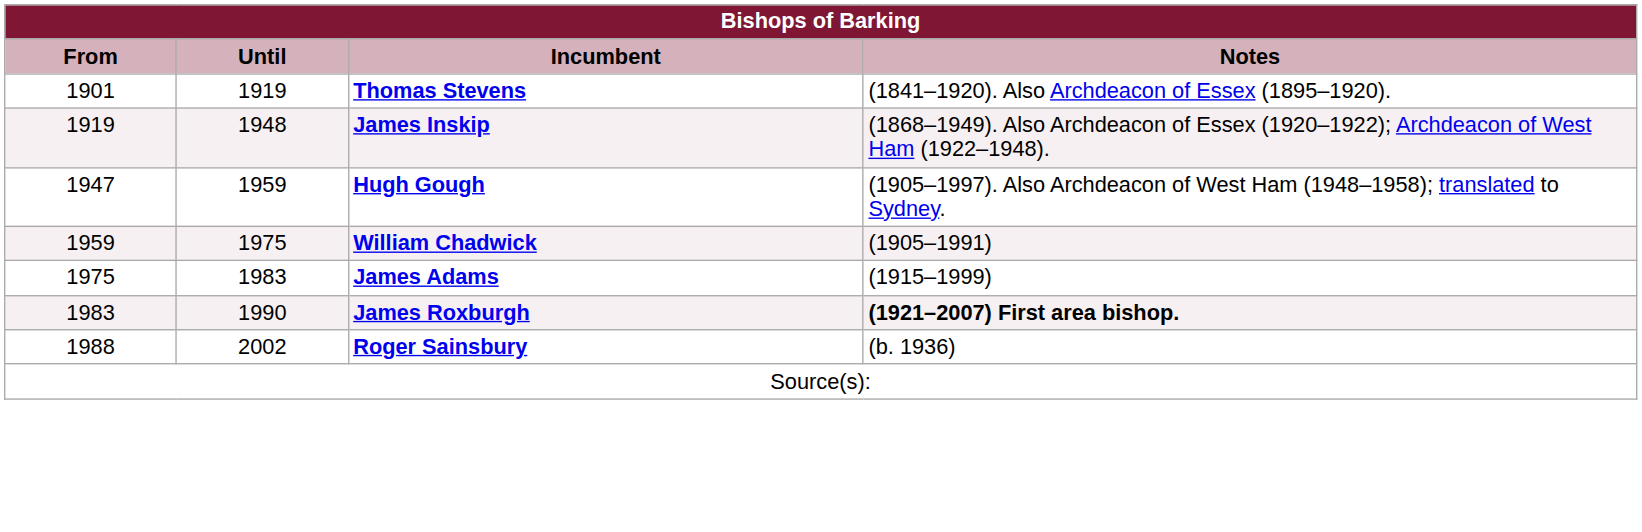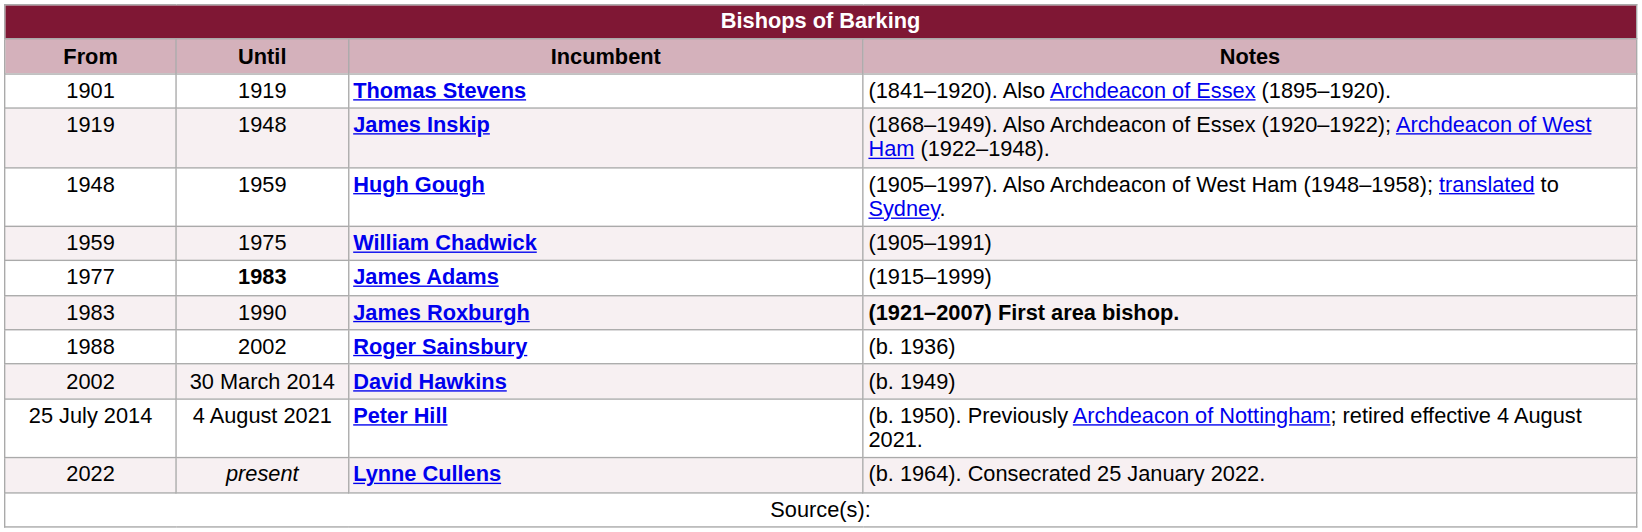(91, 184) 1947 -> (91, 184) 1948
(91, 277) 1975 -> (91, 277) 1977
(262, 277) normal -> (262, 277) bold
+ row: (430, 381)
+ row: (400, 415)
+ row: (427, 474)
